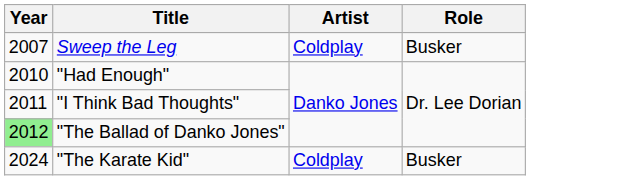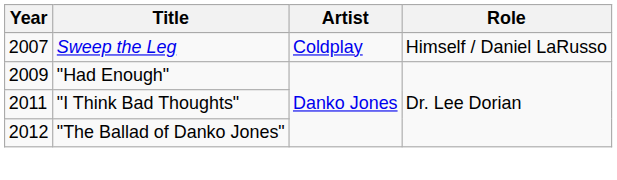(434, 47) Busker -> (506, 47) Himself / Daniel LaRusso
(29, 75) 2010 -> (29, 75) 2009
(29, 132) lightgreen background -> (29, 132) no background
- row: (123, 160)
